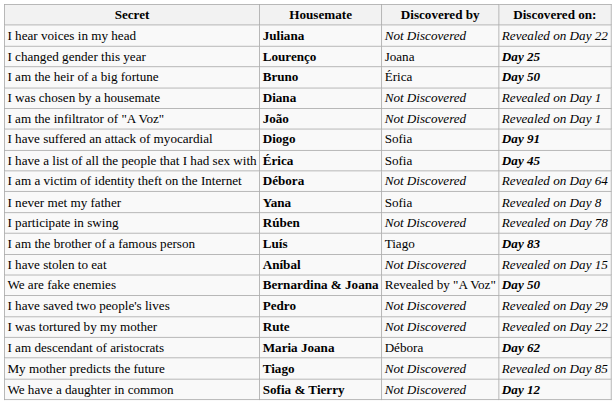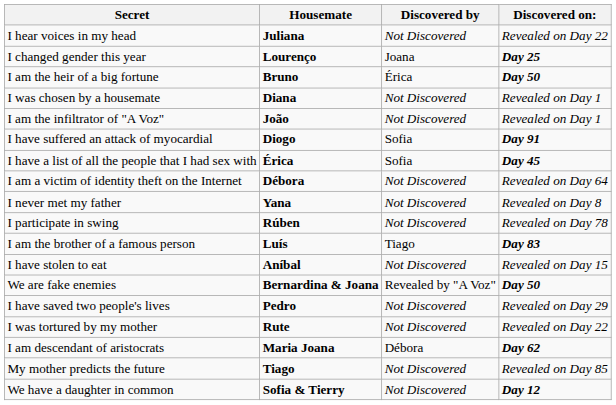(398, 202) Sofia -> (425, 202) Not Discovered
